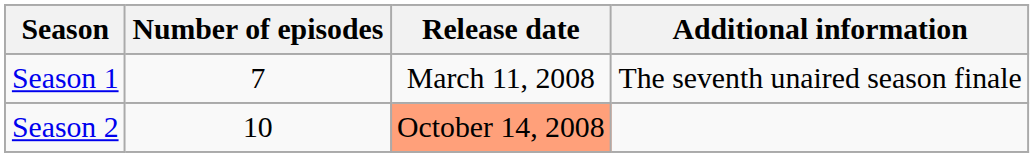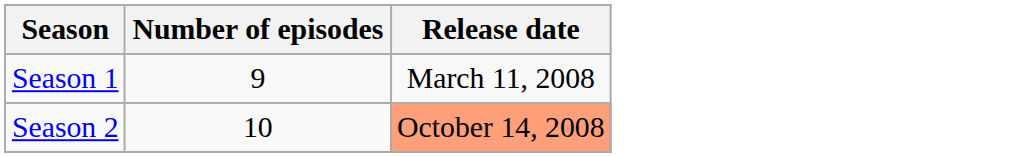- column: (820, 29)
(258, 78) 7 -> (258, 78) 9
